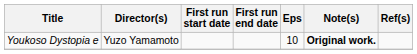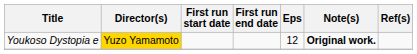(141, 40) no background -> (141, 40) gold background
(292, 40) 10 -> (292, 40) 12
